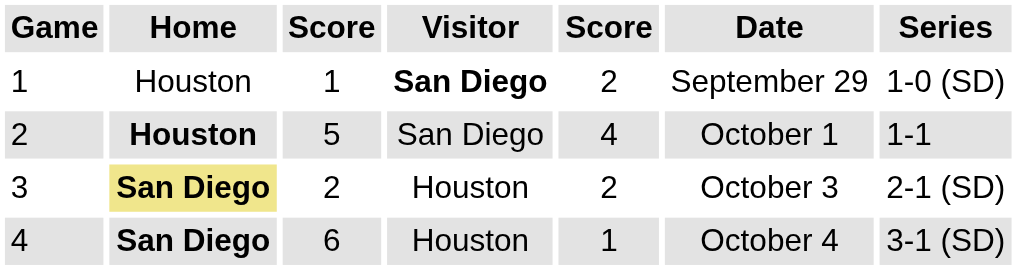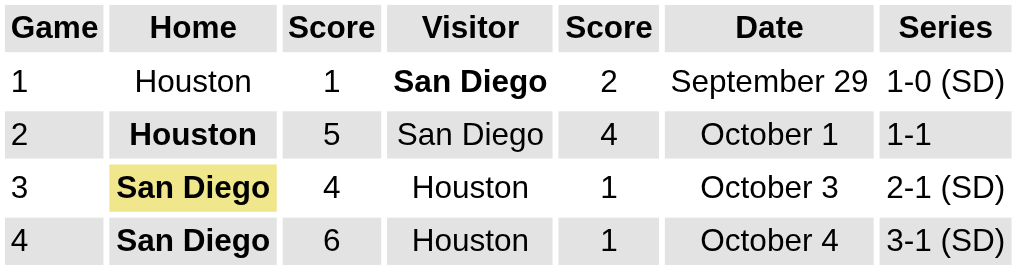(332, 187) 2 -> (332, 187) 4
(609, 187) 2 -> (609, 187) 1
